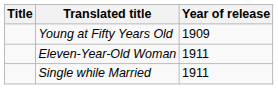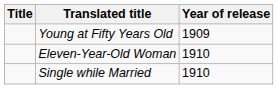(195, 53) 1911 -> (196, 53) 1910
(195, 73) 1911 -> (196, 73) 1910
